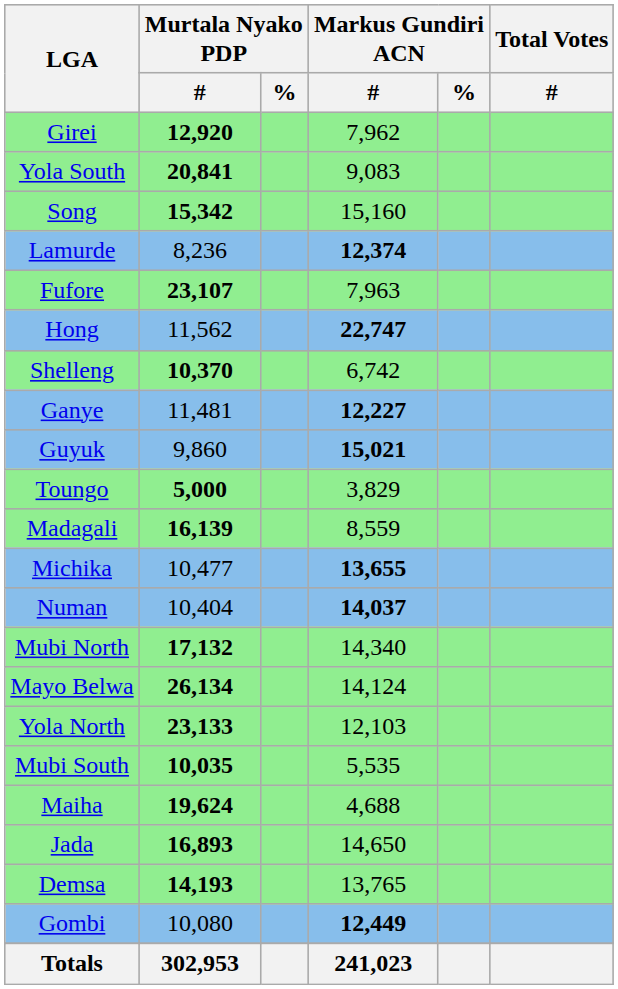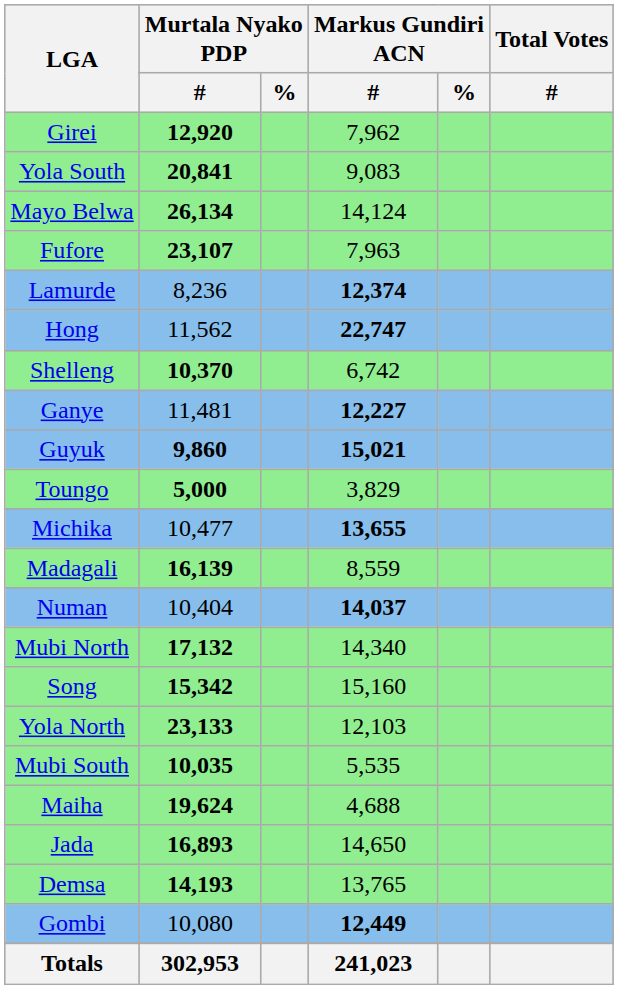rows swapped: (72, 211) <-> (72, 686)
rows swapped: (72, 250) <-> (72, 290)
(200, 448) normal -> (200, 448) bold
rows swapped: (72, 567) <-> (72, 528)
